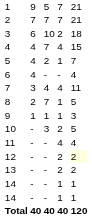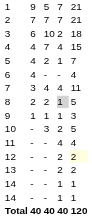(47, 102) 7 -> (47, 102) 2
(60, 102) no background -> (60, 102) lightgrey background
